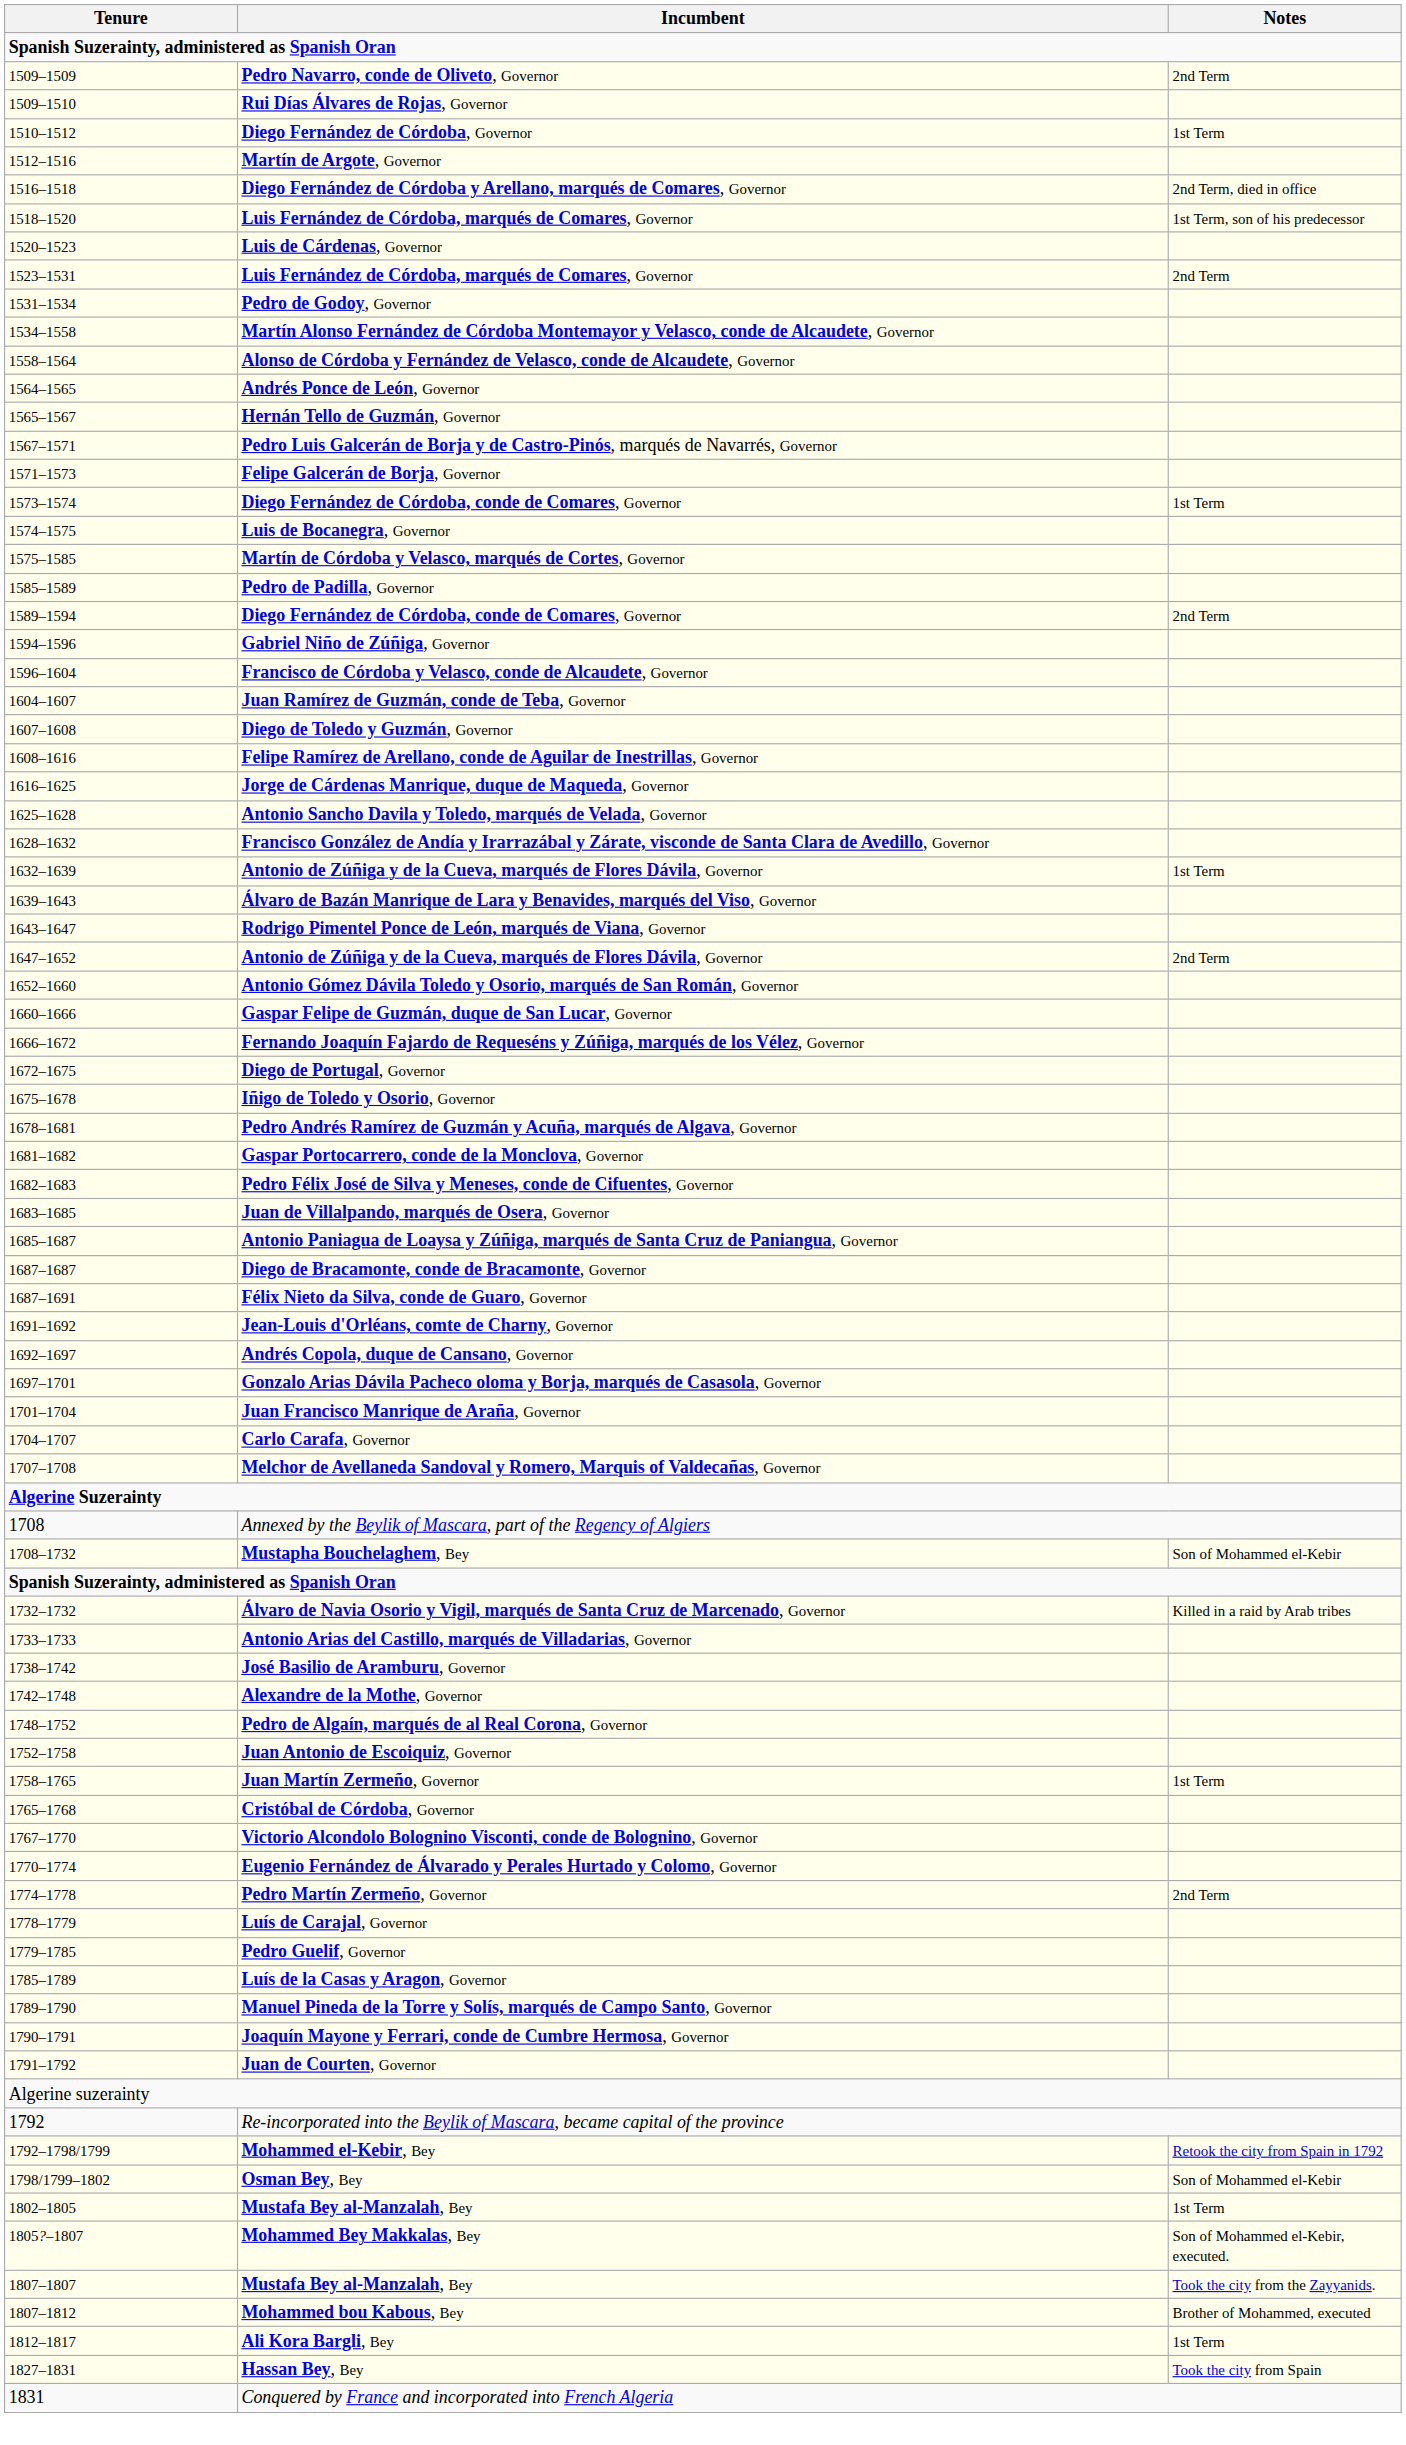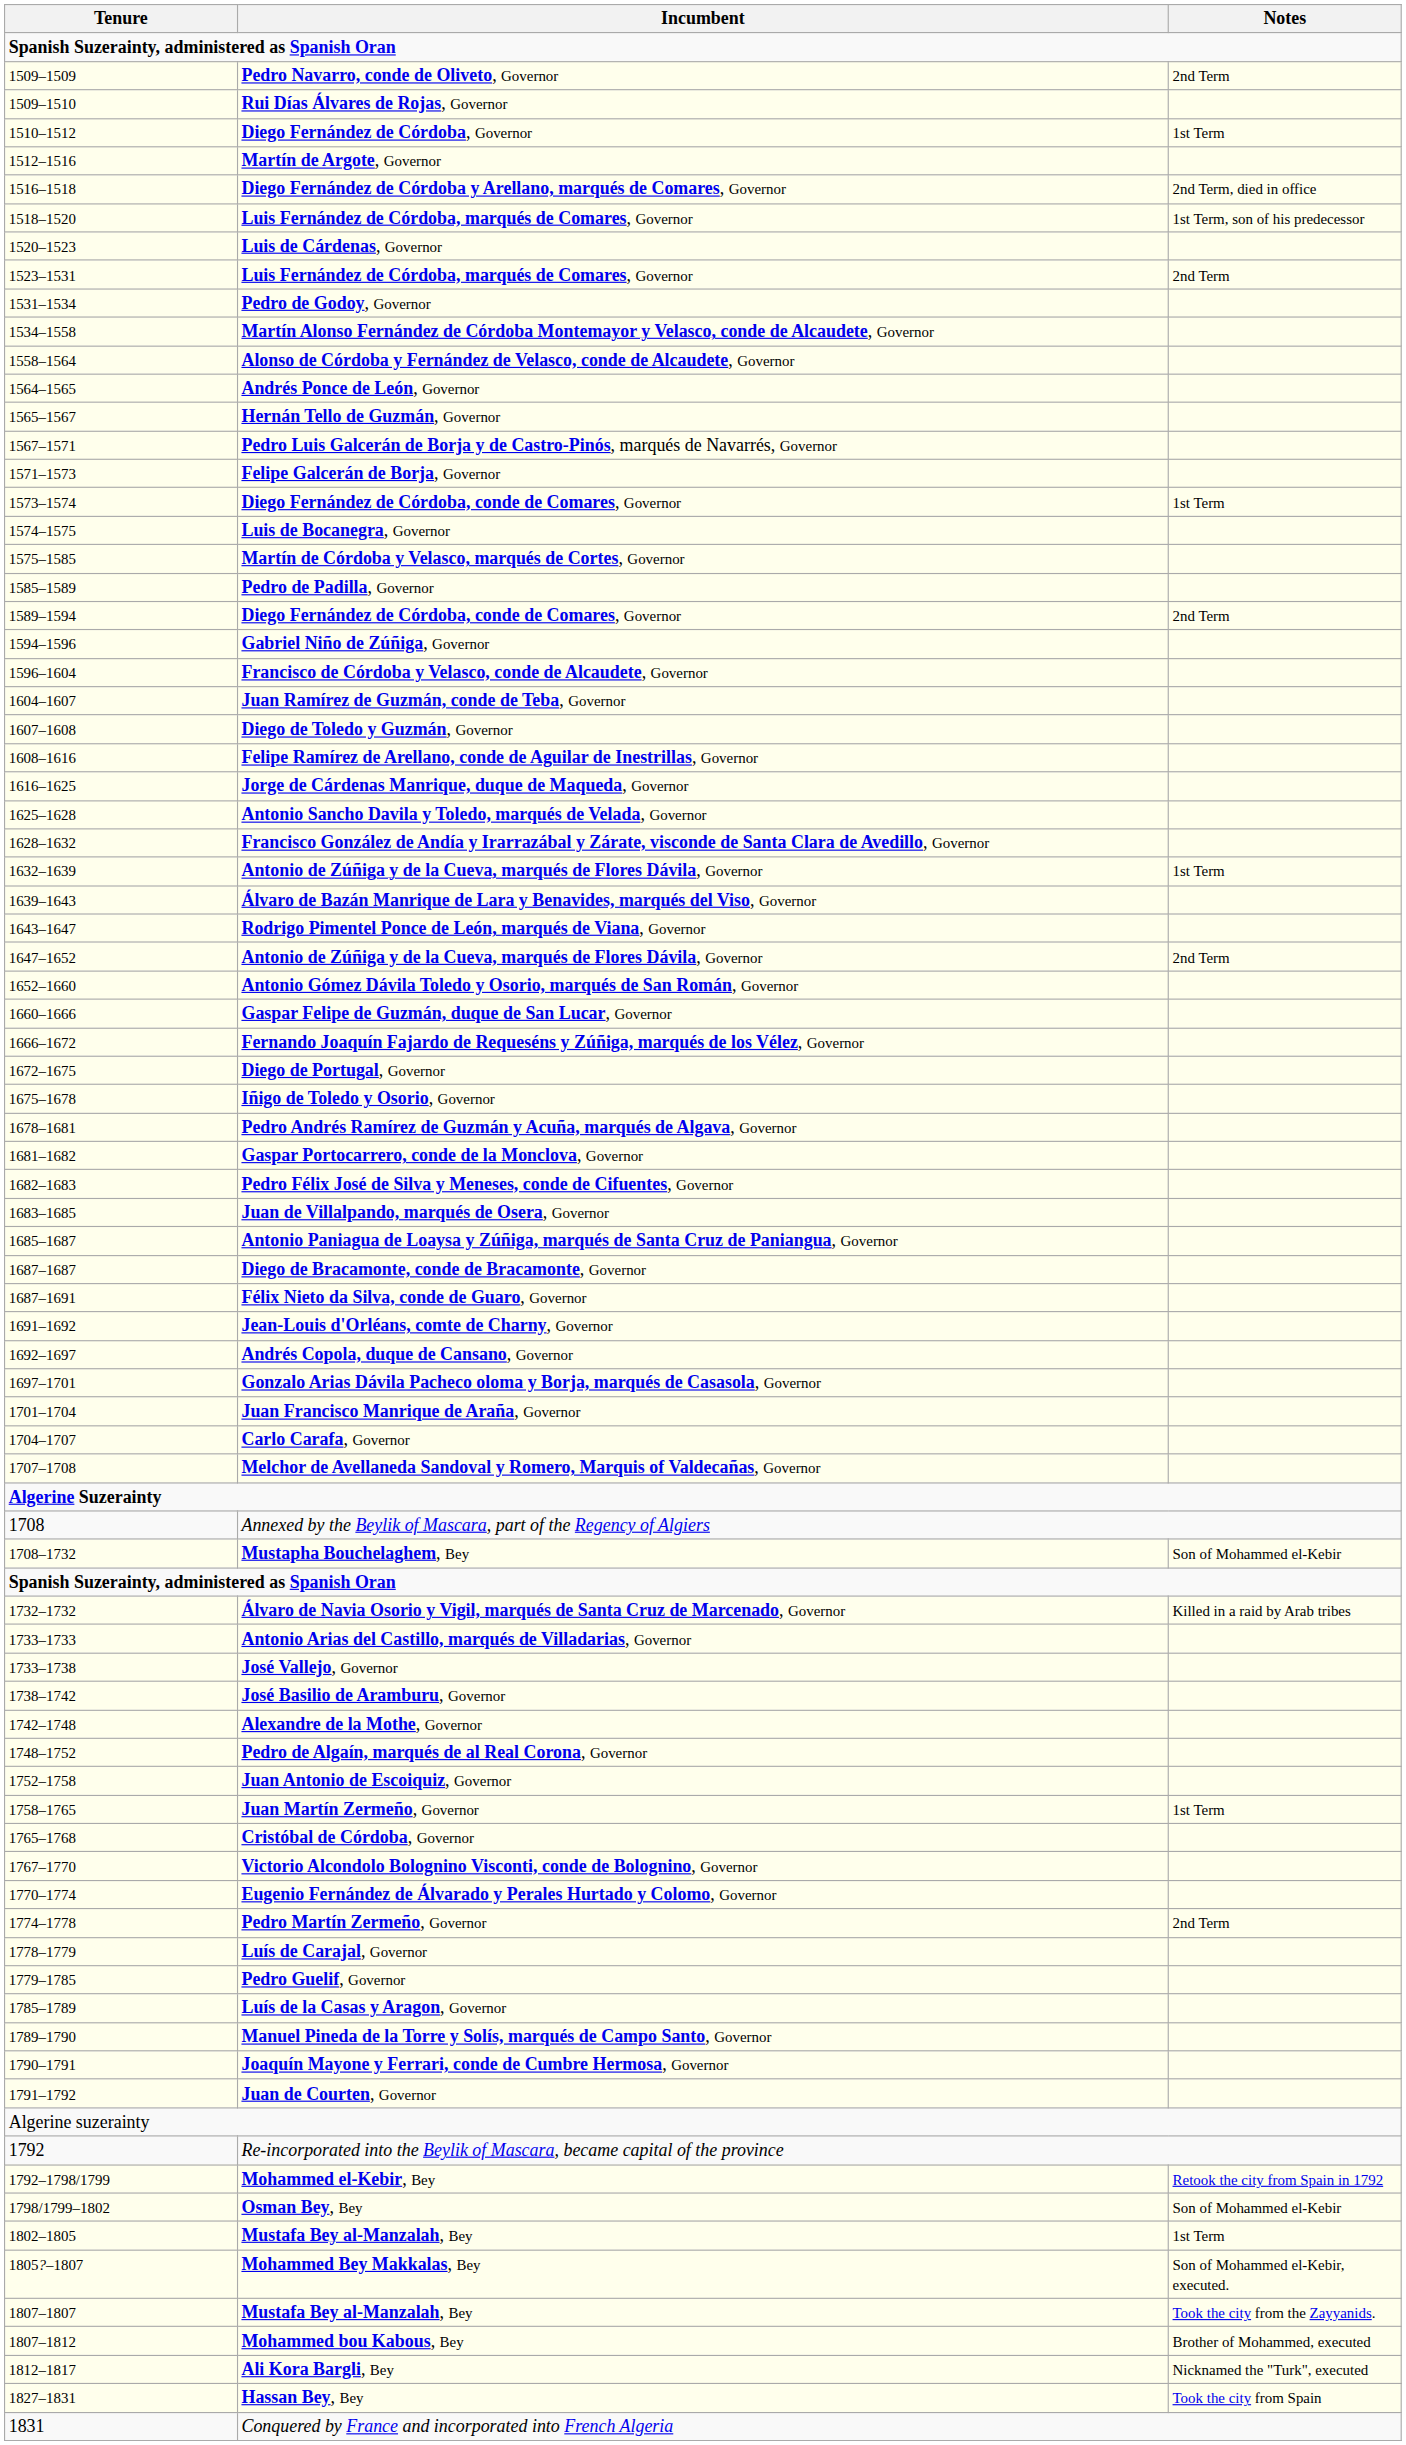+ row: (42, 1668)
(1199, 2342) 1st Term -> (1270, 2370) Nicknamed the "Turk", executed
